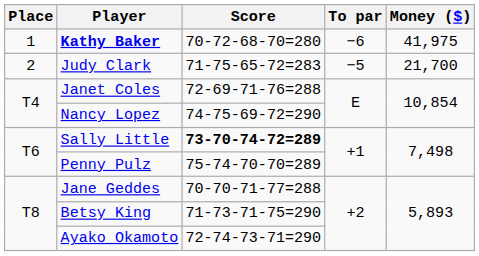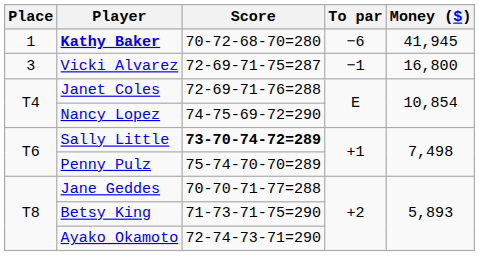(431, 41) 41,975 -> (431, 41) 41,945
- row: (106, 66)
+ row: (119, 66)
